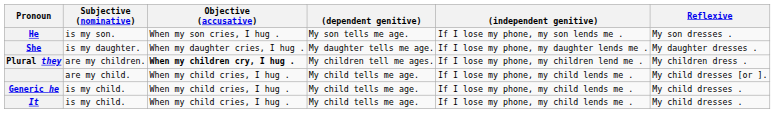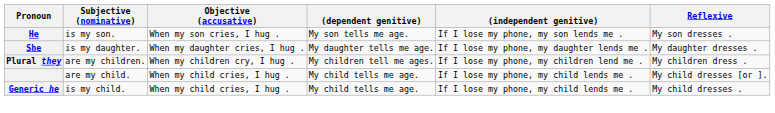(222, 61) bold -> (222, 61) normal
- row: (34, 102)
